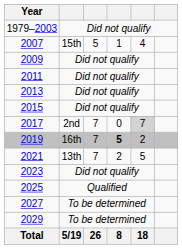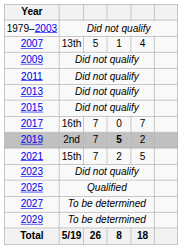(72, 44) 15th -> (72, 44) 13th
(72, 124) 2nd -> (72, 124) 16th
(143, 124) lightgrey background -> (143, 124) no background
(72, 140) 16th -> (72, 140) 2nd
(72, 156) 13th -> (72, 156) 15th
